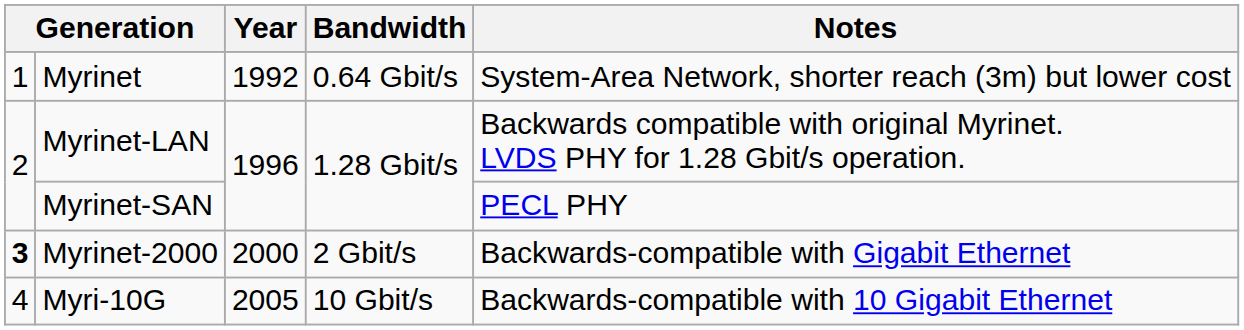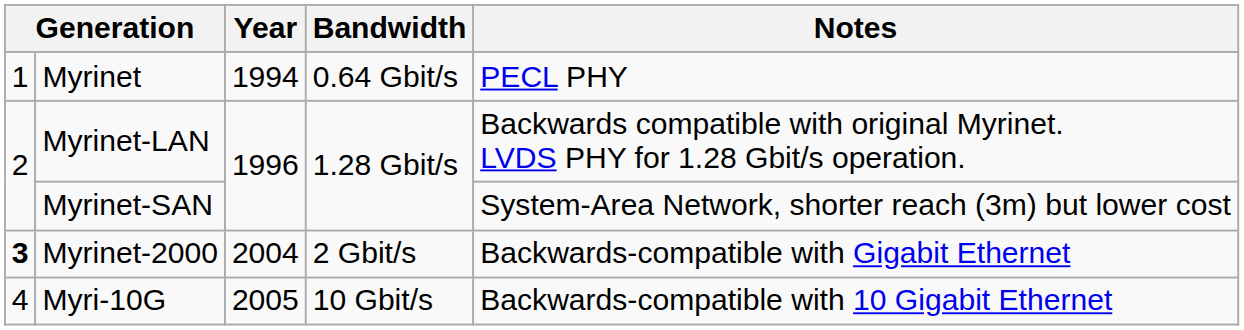(265, 76) 1992 -> (265, 76) 1994
(856, 76) System-Area Network, shorter reach (3m) but lower cost -> (554, 76) PECL PHY
(554, 205) PECL PHY -> (856, 205) System-Area Network, shorter reach (3m) but lower cost
(265, 253) 2000 -> (265, 253) 2004
